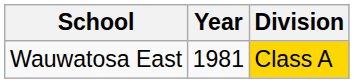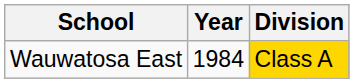(218, 59) 1981 -> (218, 59) 1984
